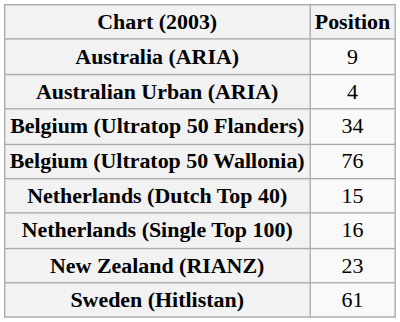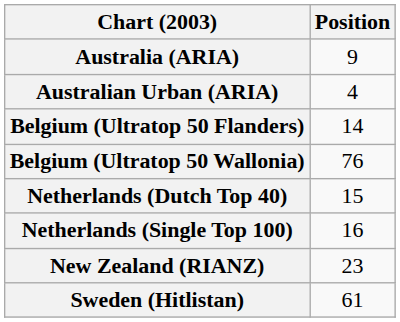(353, 126) 34 -> (353, 126) 14
